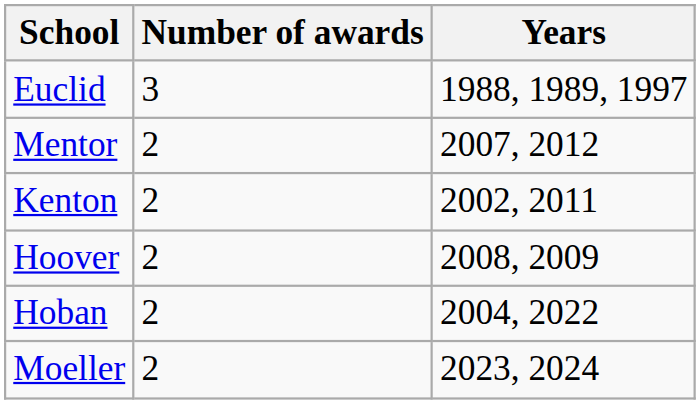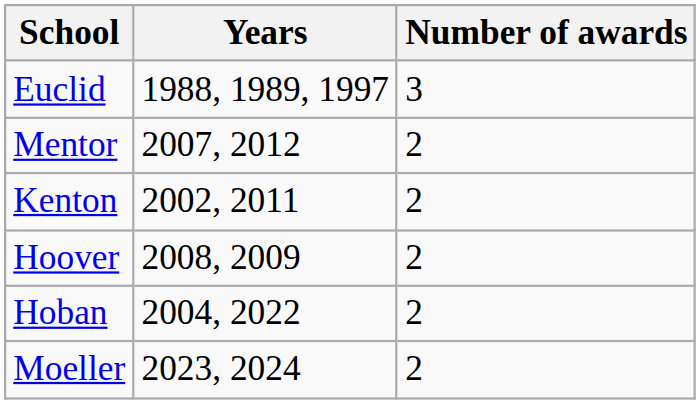columns swapped: (283, 32) <-> (564, 32)
